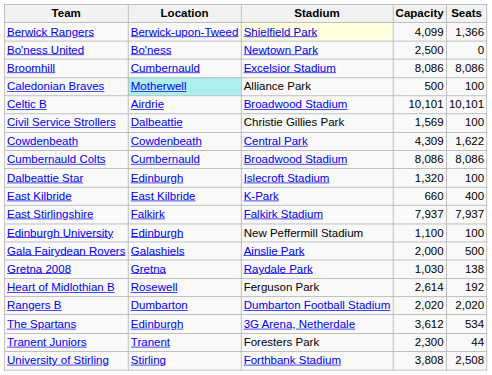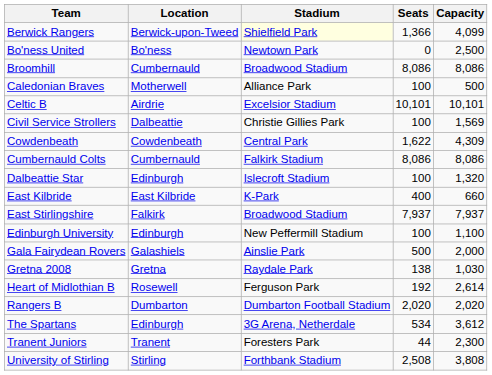columns swapped: (420, 13) <-> (467, 13)
(290, 68) Excelsior Stadium -> (296, 68) Broadwood Stadium
(159, 86) paleturquoise background -> (159, 86) no background
(296, 104) Broadwood Stadium -> (290, 104) Excelsior Stadium
(296, 159) Broadwood Stadium -> (283, 159) Falkirk Stadium
(283, 214) Falkirk Stadium -> (296, 214) Broadwood Stadium
